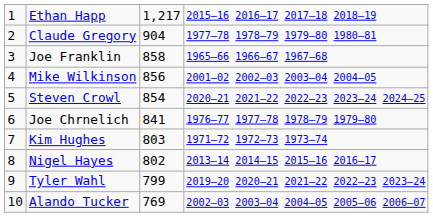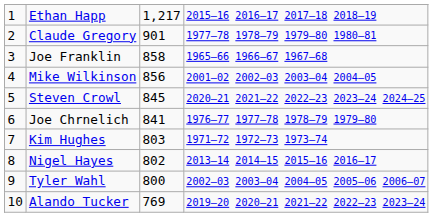(154, 36) 904 -> (154, 36) 901
(154, 98) 854 -> (154, 98) 845
(154, 181) 799 -> (154, 181) 800
(306, 181) 2019–20 2020–21 2021–22 2022–23 2023–24 -> (306, 181) 2002–03 2003–04 2004–05 2005–06 2006–07
(306, 202) 2002–03 2003–04 2004–05 2005–06 2006–07 -> (306, 202) 2019–20 2020–21 2021–22 2022–23 2023–24
